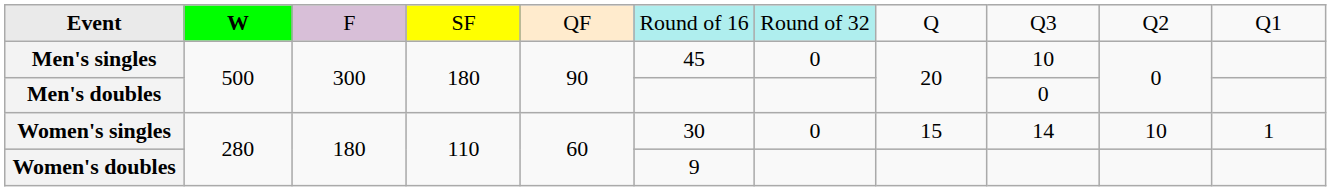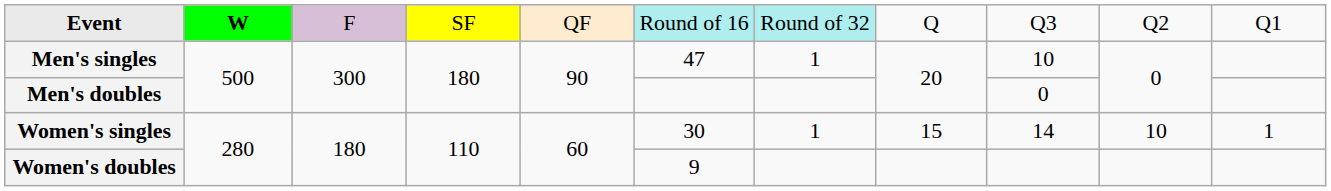(694, 59) 45 -> (694, 59) 47
(815, 59) 0 -> (815, 59) 1
(815, 131) 0 -> (815, 131) 1
